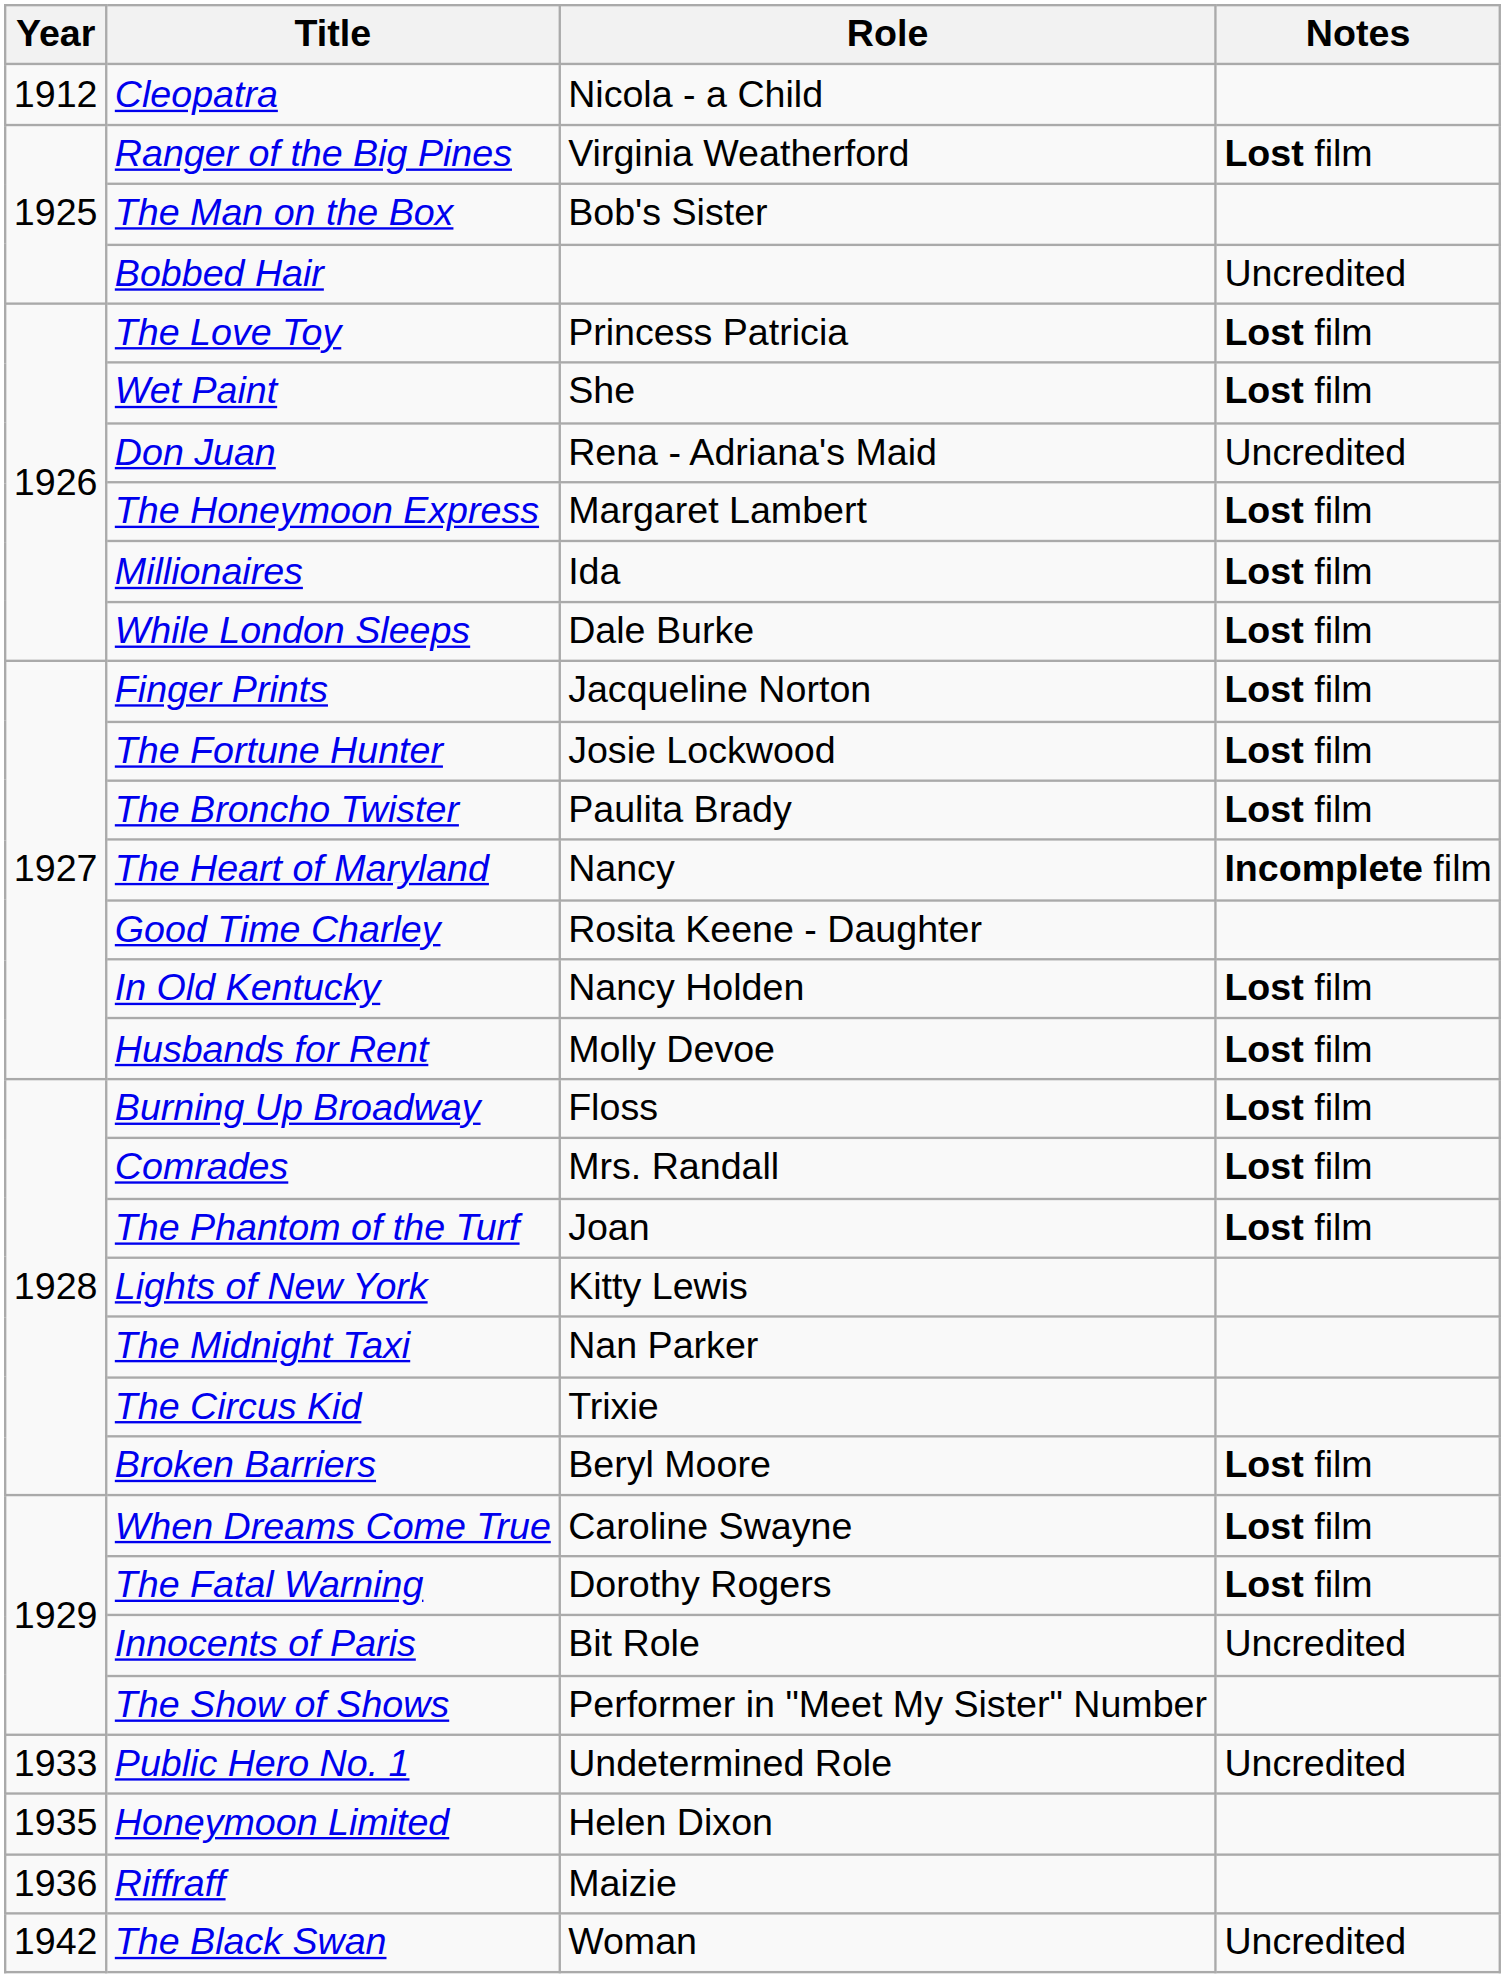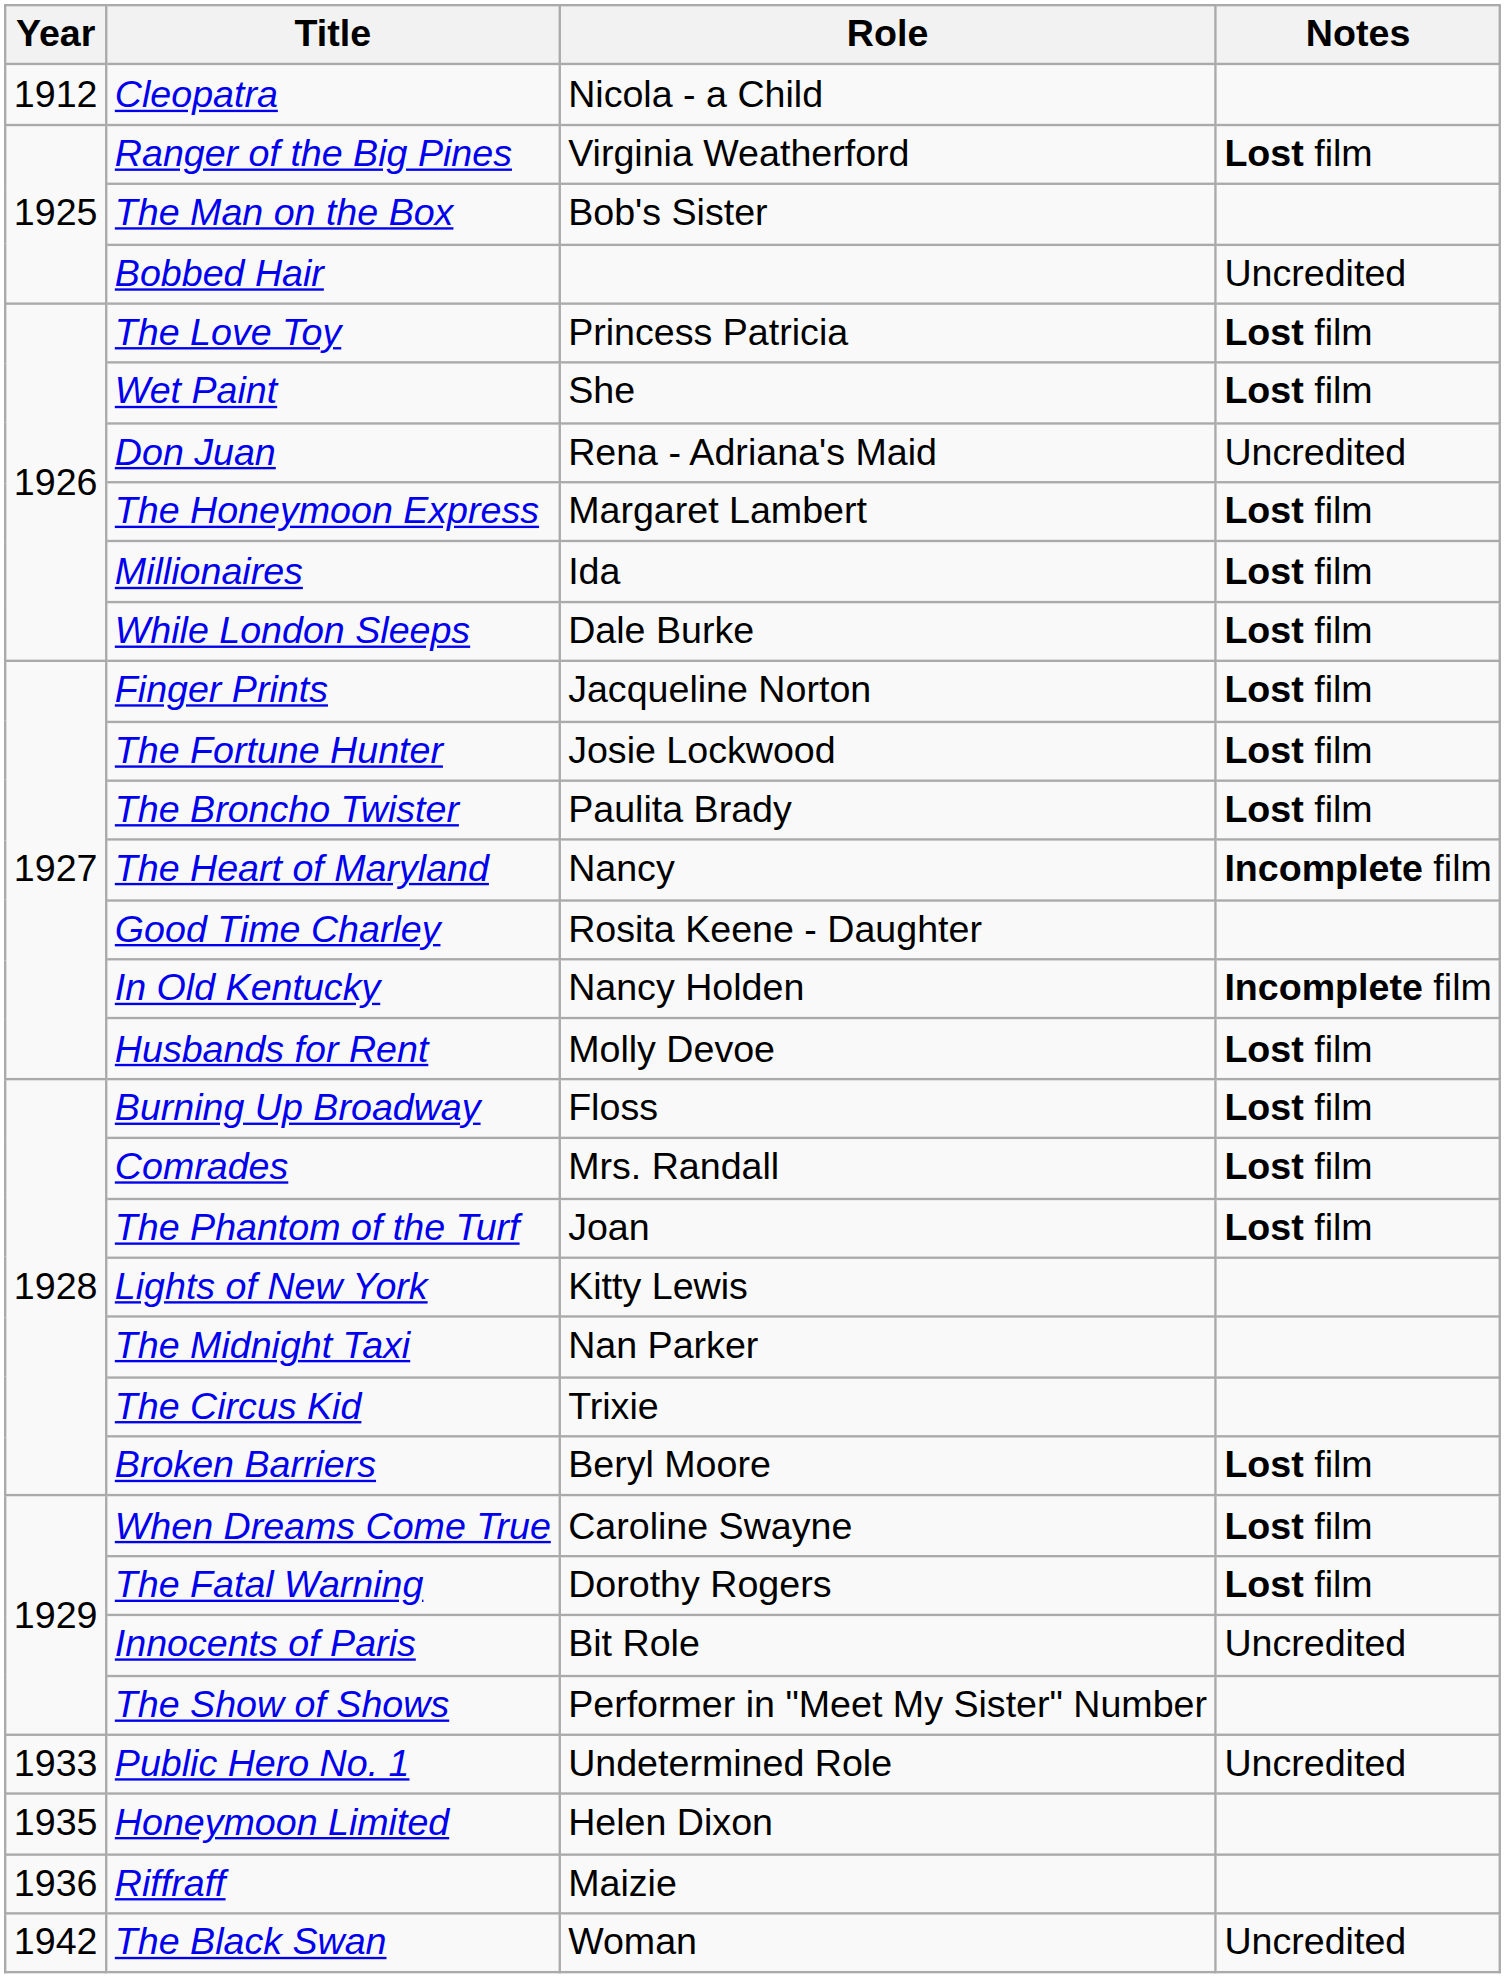(1299, 988) Lost film -> (1358, 988) Incomplete film
